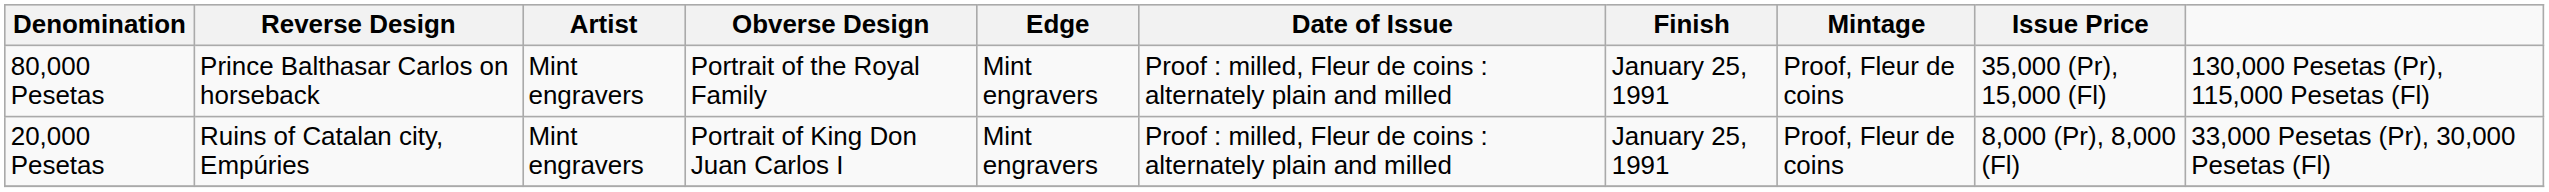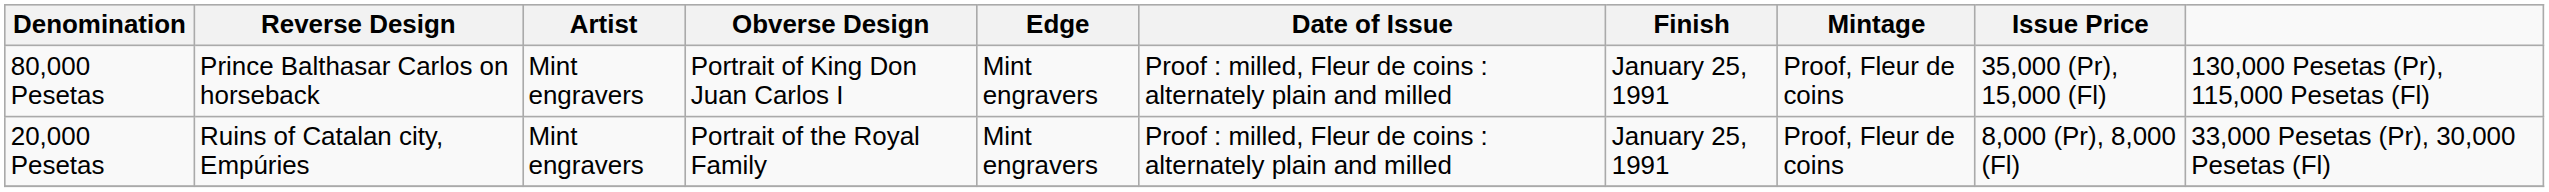(805, 80) Portrait of the Royal Family -> (804, 80) Portrait of King Don Juan Carlos I
(804, 151) Portrait of King Don Juan Carlos I -> (805, 151) Portrait of the Royal Family
